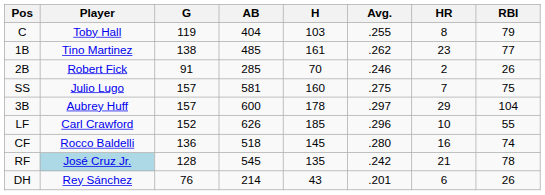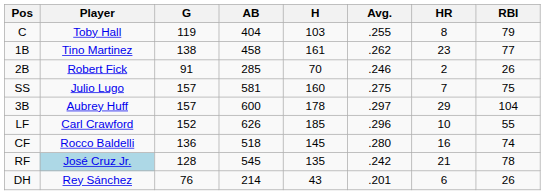(251, 50) 485 -> (251, 50) 458
